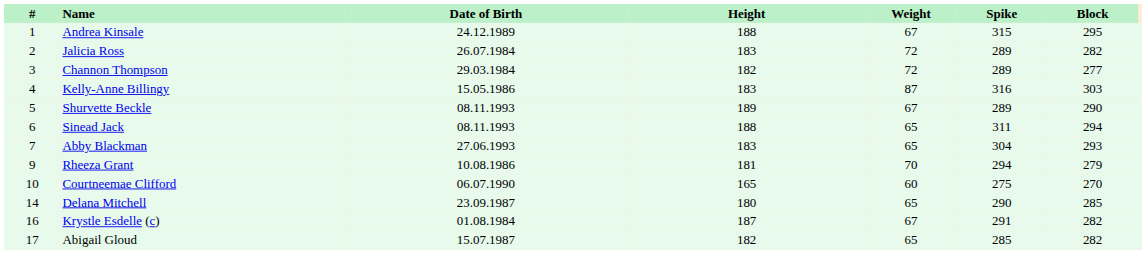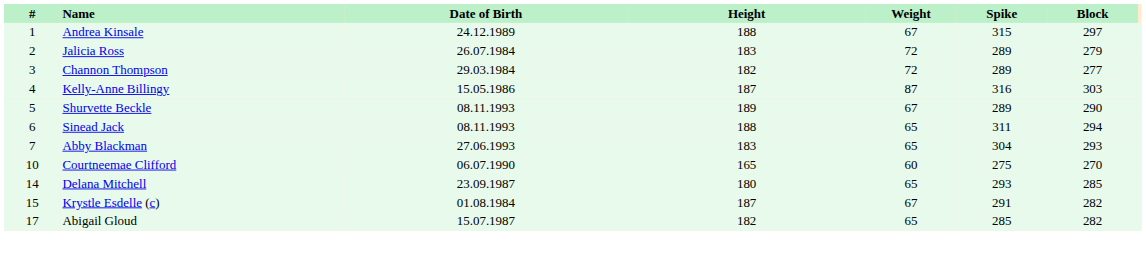(1093, 32) 295 -> (1093, 32) 297
(1093, 51) 282 -> (1093, 51) 279
(747, 89) 183 -> (747, 89) 187
- row: (98, 164)
(1002, 202) 290 -> (1002, 183) 293
(32, 221) 16 -> (32, 202) 15
